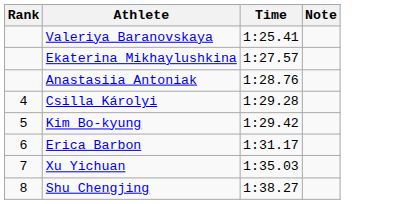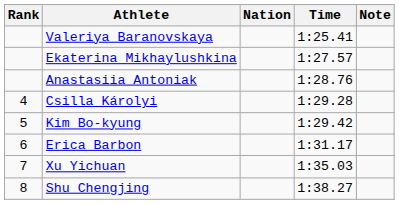+ column: (267, 15)
